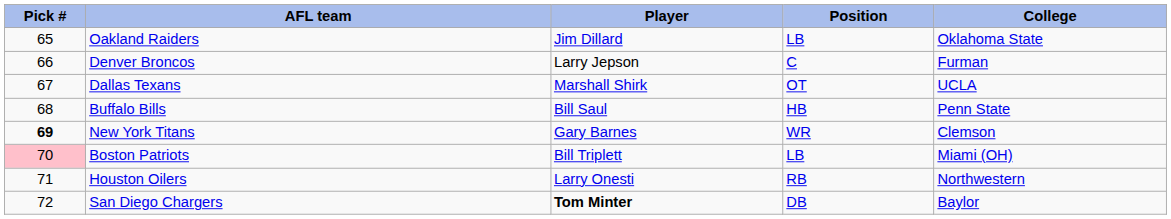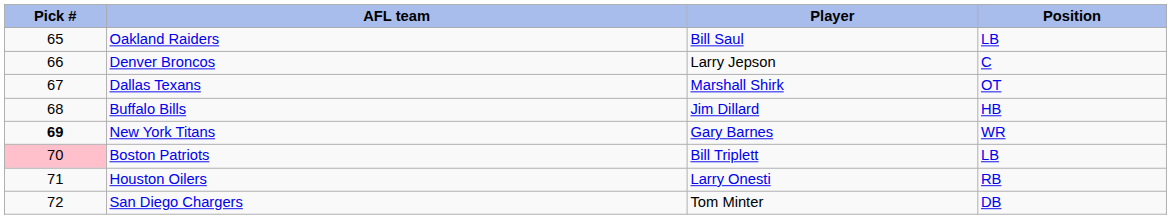- column: (1050, 16)
(588, 39) Jim Dillard -> (717, 39) Bill Saul
(581, 109) Bill Saul -> (725, 109) Jim Dillard
(593, 202) bold -> (727, 202) normal
